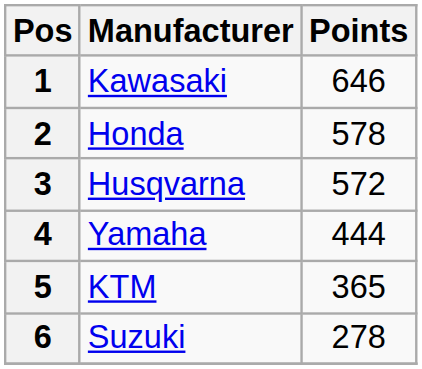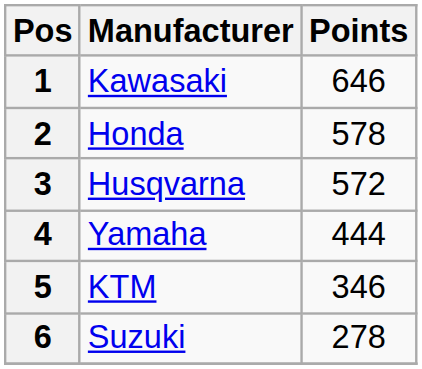(359, 287) 365 -> (359, 287) 346
